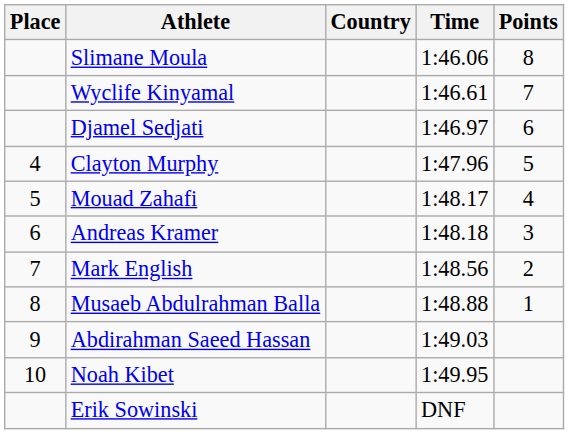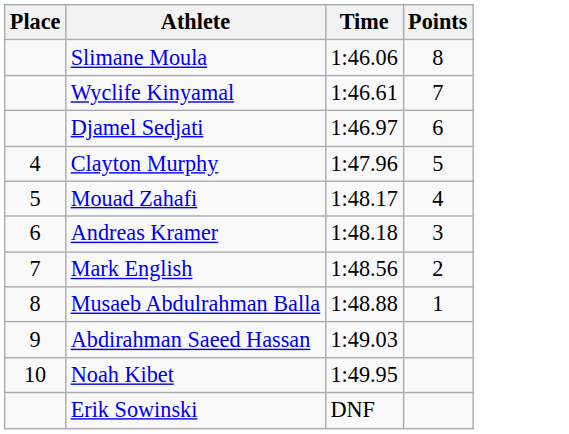- column: (371, 22)
